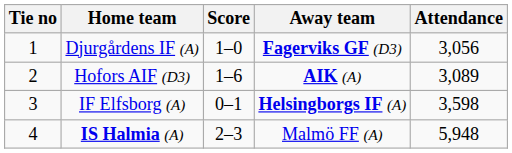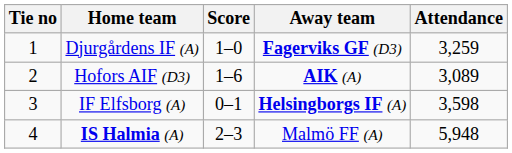(459, 47) 3,056 -> (459, 47) 3,259
